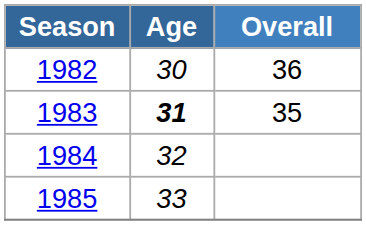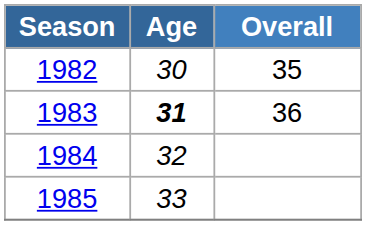(287, 70) 36 -> (287, 70) 35
(287, 113) 35 -> (287, 113) 36
